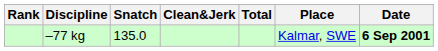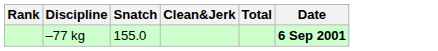- column: (317, 14)
(130, 35) 135.0 -> (130, 35) 155.0
